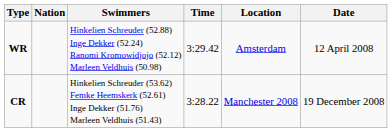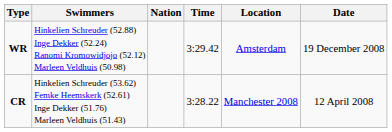columns swapped: (50, 13) <-> (126, 13)
(344, 48) 12 April 2008 -> (344, 48) 19 December 2008
(344, 101) 19 December 2008 -> (344, 101) 12 April 2008
